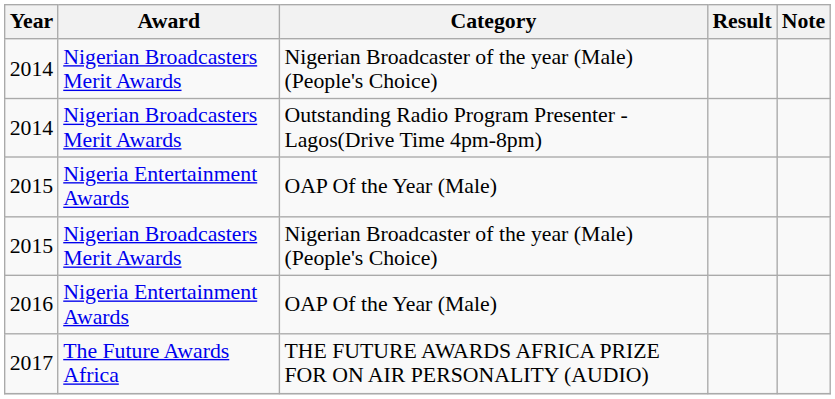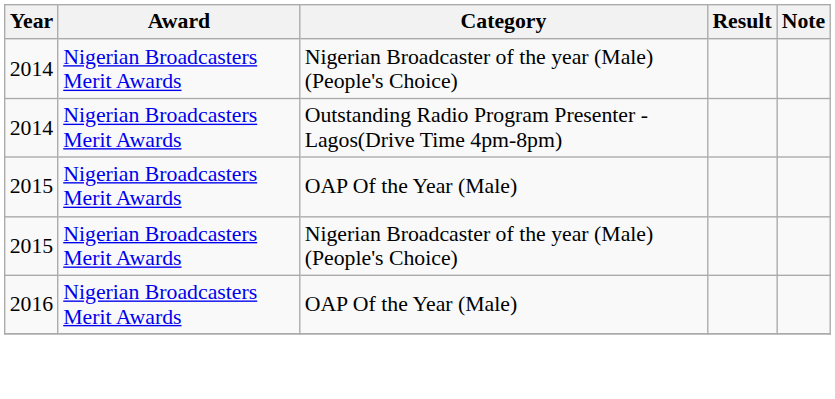(160, 186) Nigeria Entertainment Awards -> (160, 186) Nigerian Broadcasters Merit Awards
(160, 304) Nigeria Entertainment Awards -> (160, 304) Nigerian Broadcasters Merit Awards
- row: (31, 363)
